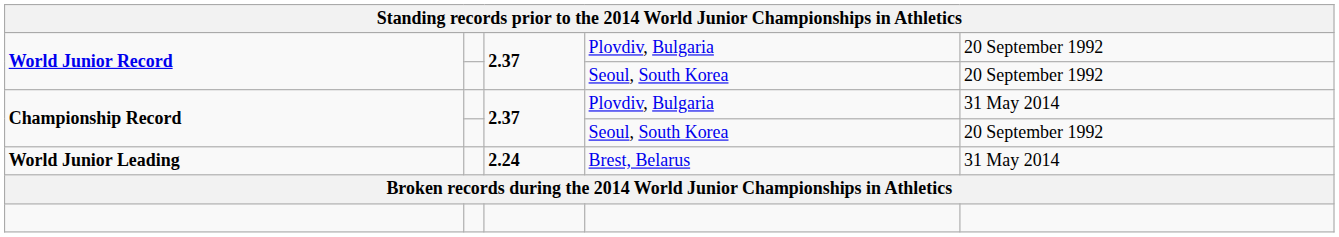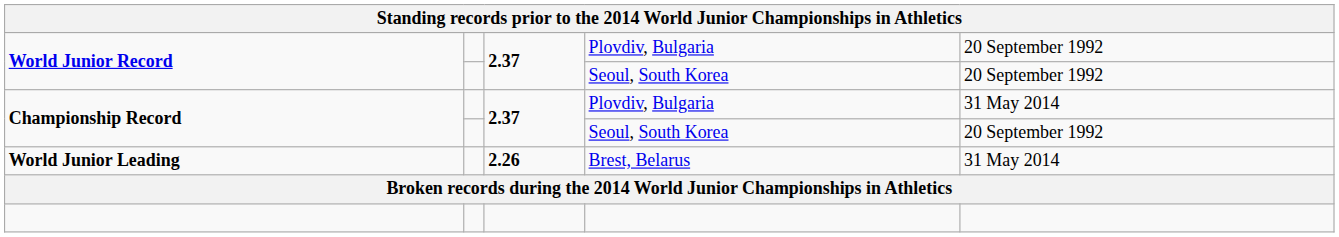(504, 160) 2.24 -> (504, 160) 2.26
